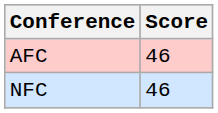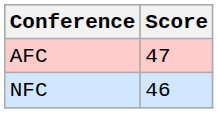(158, 56) 46 -> (158, 56) 47
